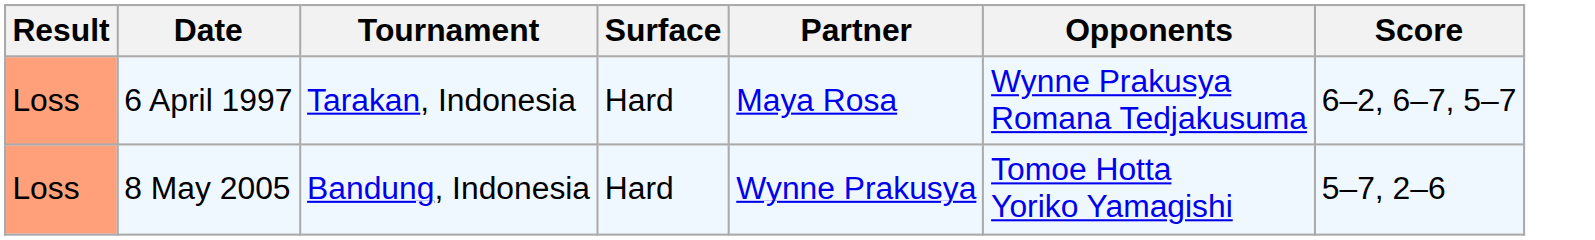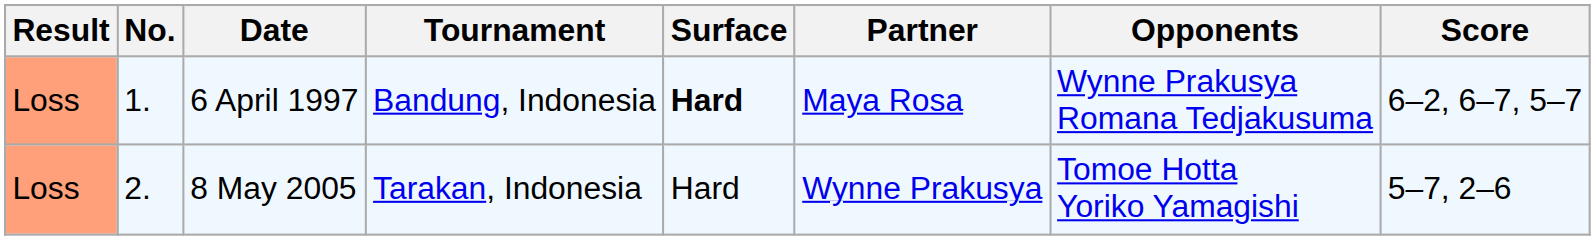+ column: (150, 29)
(441, 99) Tarakan, Indonesia -> (515, 99) Bandung, Indonesia
(639, 99) normal -> (707, 99) bold
(449, 188) Bandung, Indonesia -> (507, 188) Tarakan, Indonesia
